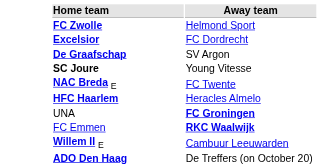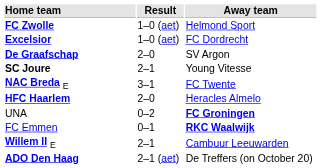+ column: (160, 10)
